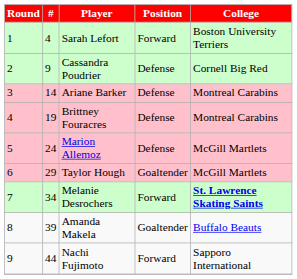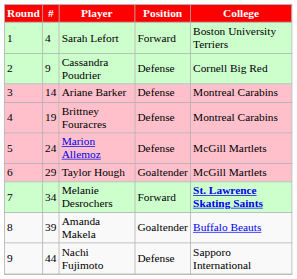(157, 258) Forward -> (156, 258) Defense
